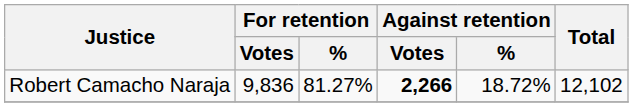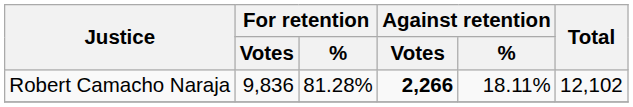(338, 85) 81.27% -> (338, 85) 81.28%
(516, 85) 18.72% -> (517, 85) 18.11%
